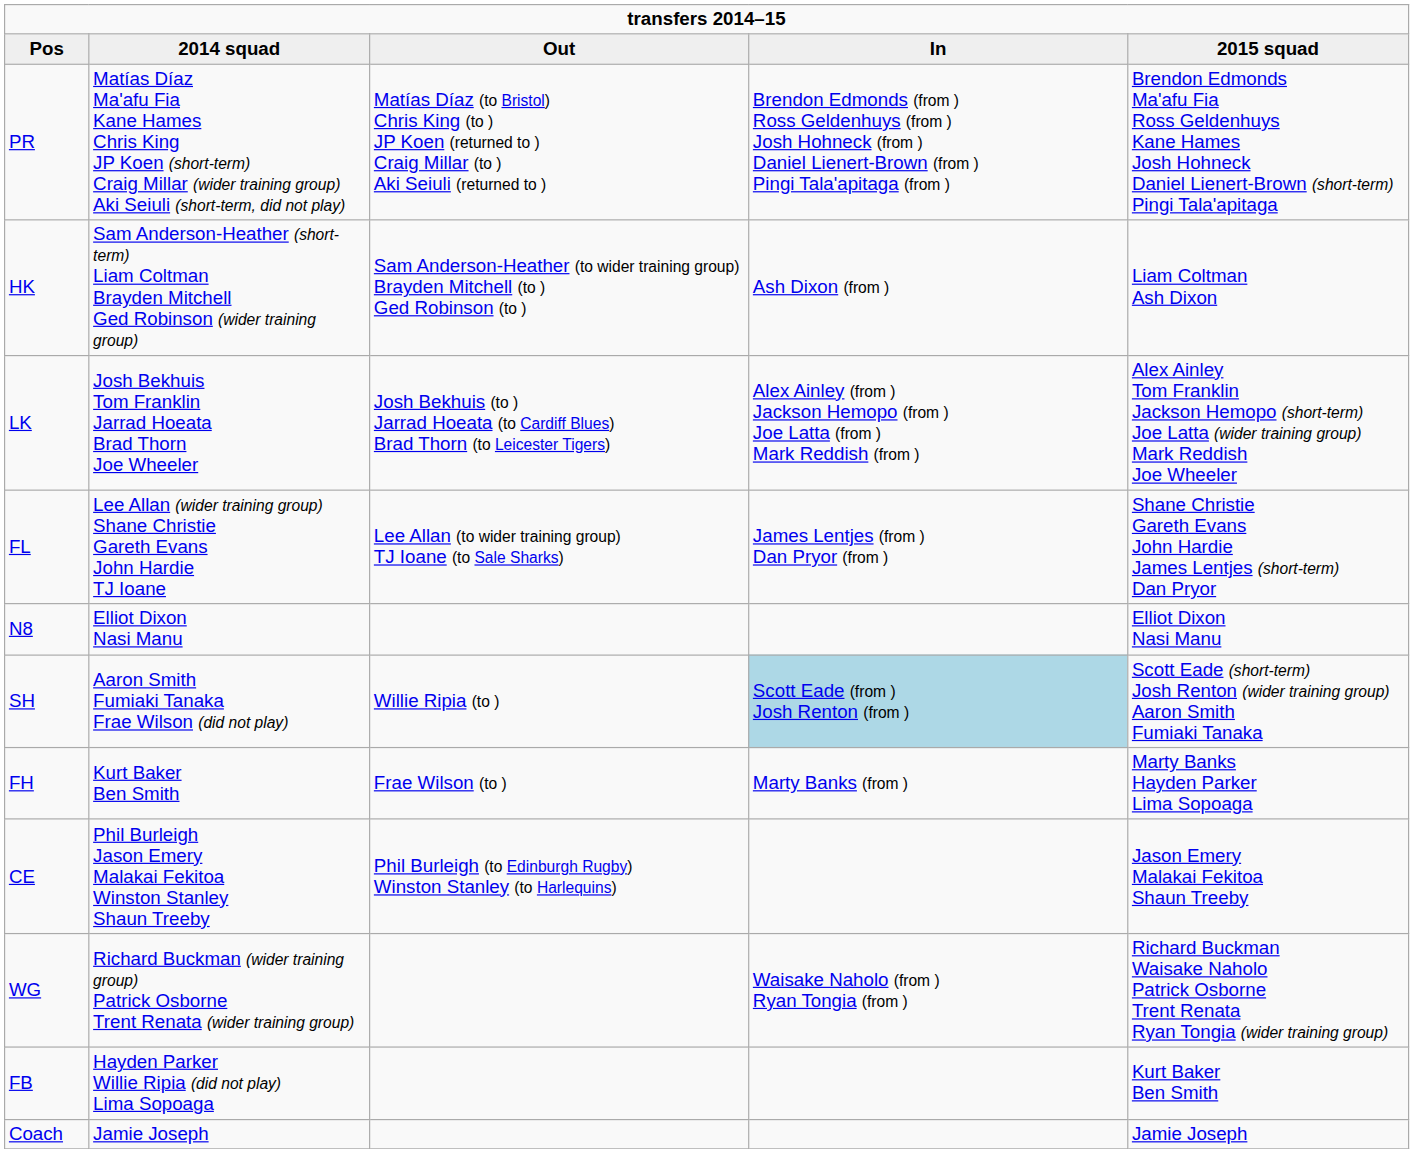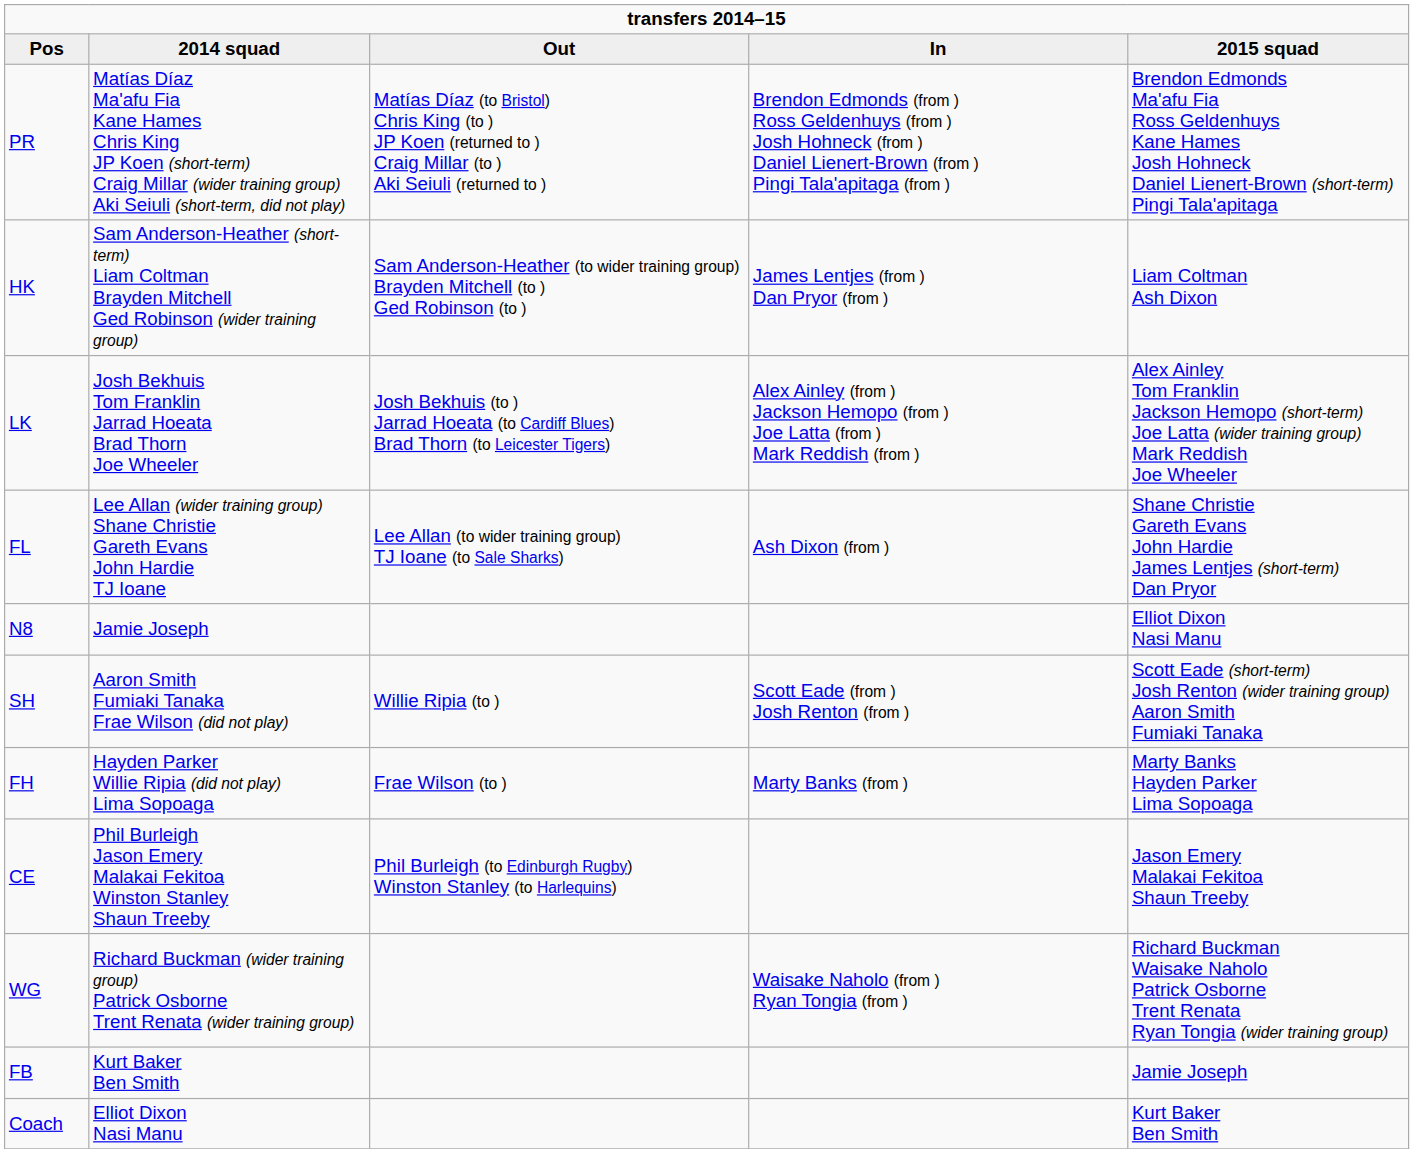(821, 287) Ash Dixon (from ) -> (839, 287) James Lentjes (from ) Dan Pryor (from )
(839, 546) James Lentjes (from ) Dan Pryor (from ) -> (821, 546) Ash Dixon (from )
(140, 629) Elliot Dixon Nasi Manu -> (151, 629) Jamie Joseph
(831, 701) lightblue background -> (831, 701) no background
(137, 783) Kurt Baker Ben Smith -> (187, 783) Hayden Parker Willie Ripia (did not play) Lima Sopoaga
(187, 1083) Hayden Parker Willie Ripia (did not play) Lima Sopoaga -> (137, 1072) Kurt Baker Ben Smith
(1176, 1083) Kurt Baker Ben Smith -> (1190, 1072) Jamie Joseph
(151, 1133) Jamie Joseph -> (140, 1123) Elliot Dixon Nasi Manu
(1190, 1133) Jamie Joseph -> (1176, 1123) Kurt Baker Ben Smith
